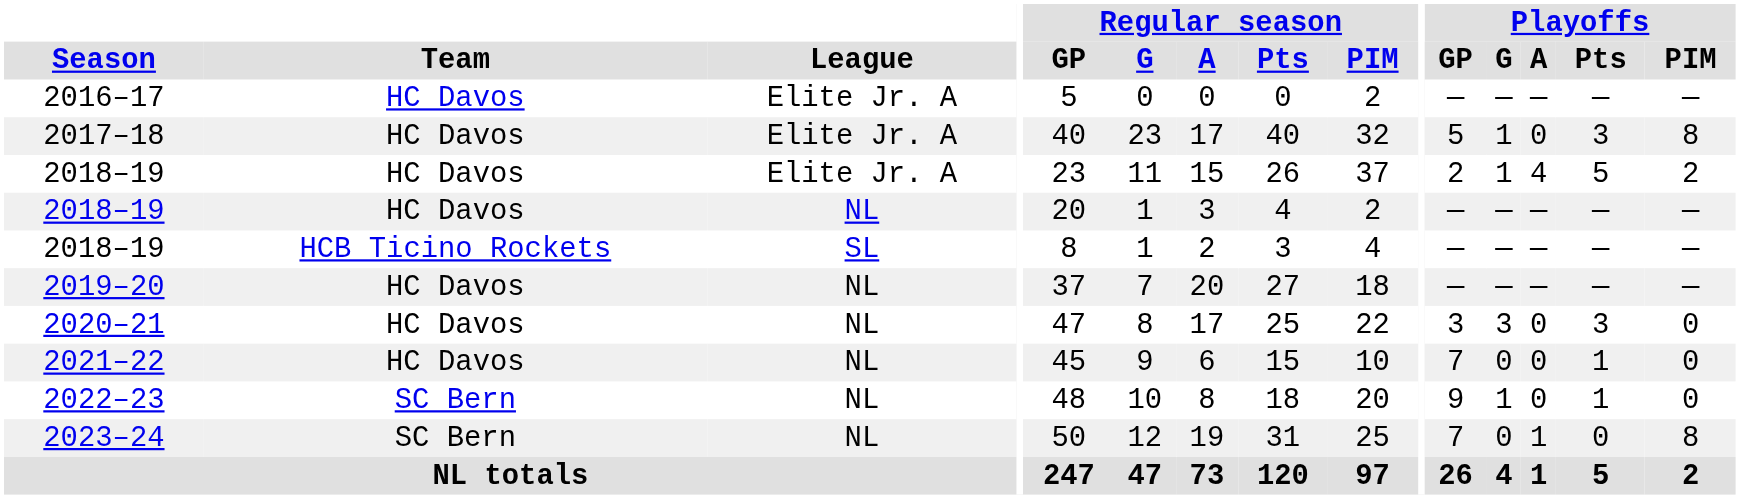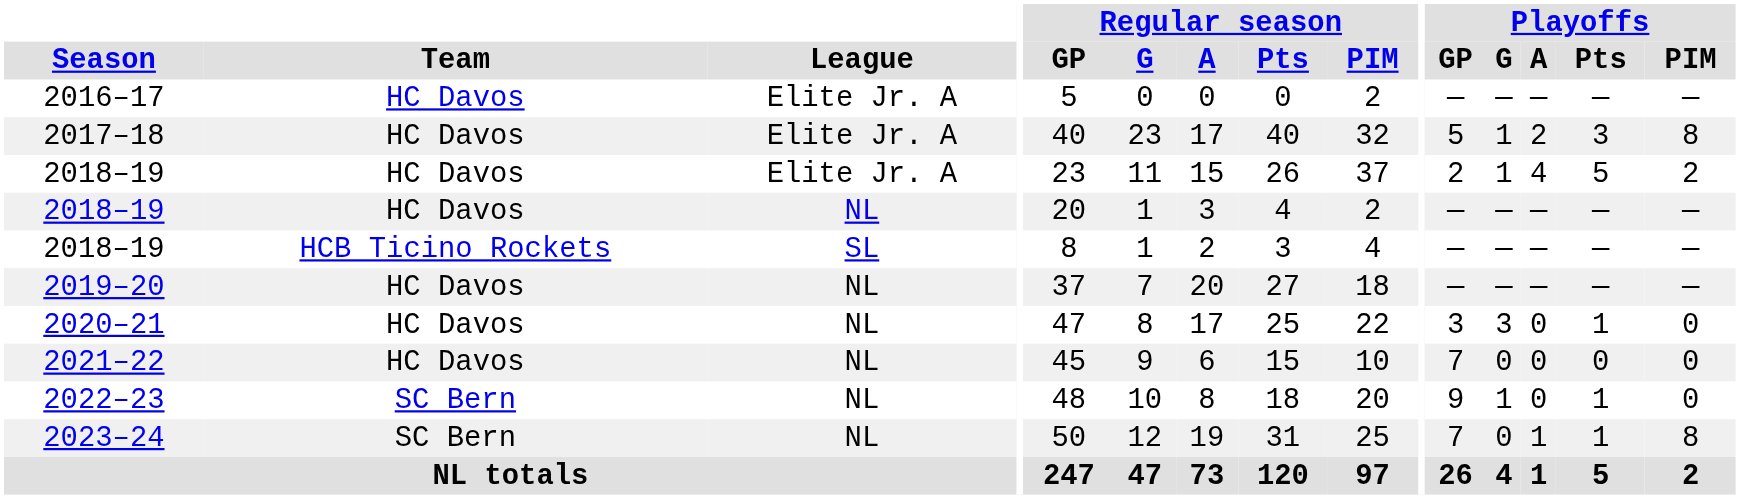(1539, 136) 0 -> (1539, 136) 2
(1601, 325) 3 -> (1601, 325) 1
(1601, 363) 1 -> (1601, 363) 0
(1601, 438) 0 -> (1601, 438) 1
